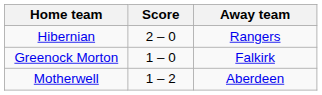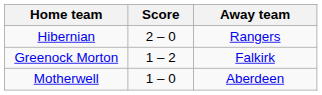(161, 57) 1 – 0 -> (161, 57) 1 – 2
(161, 79) 1 – 2 -> (161, 79) 1 – 0
